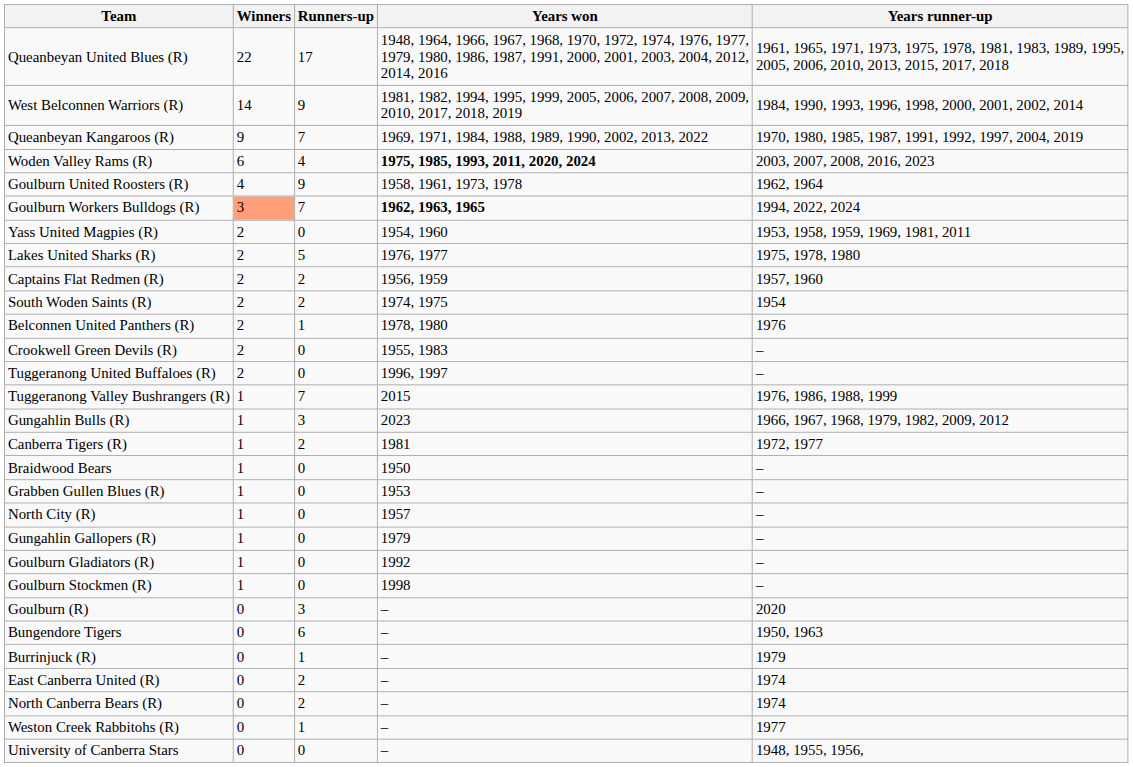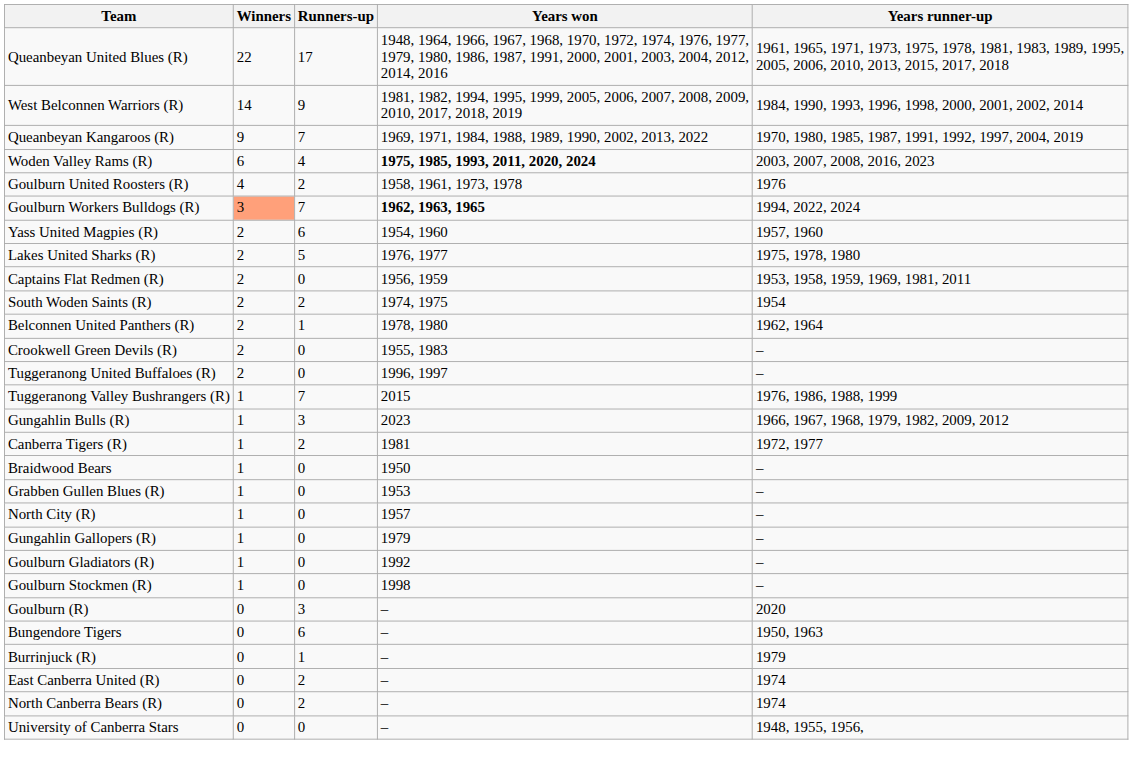(302, 184) 9 -> (302, 184) 2
(789, 184) 1962, 1964 -> (771, 184) 1976
(302, 231) 0 -> (302, 231) 6
(864, 231) 1953, 1958, 1959, 1969, 1981, 2011 -> (789, 231) 1957, 1960
(302, 278) 2 -> (302, 278) 0
(789, 278) 1957, 1960 -> (864, 278) 1953, 1958, 1959, 1969, 1981, 2011
(771, 326) 1976 -> (789, 326) 1962, 1964
- row: (93, 727)
